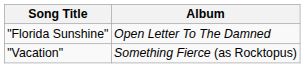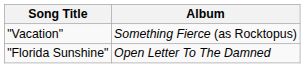rows swapped: (35, 53) <-> (58, 33)
